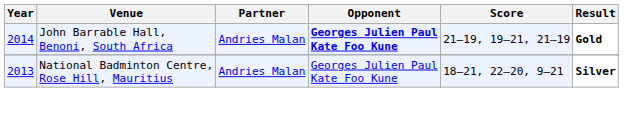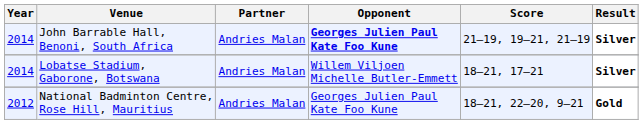(589, 39) Gold -> (616, 39) Silver
+ row: (99, 71)
(21, 71) 2013 -> (21, 103) 2012
(596, 71) Silver -> (609, 103) Gold
